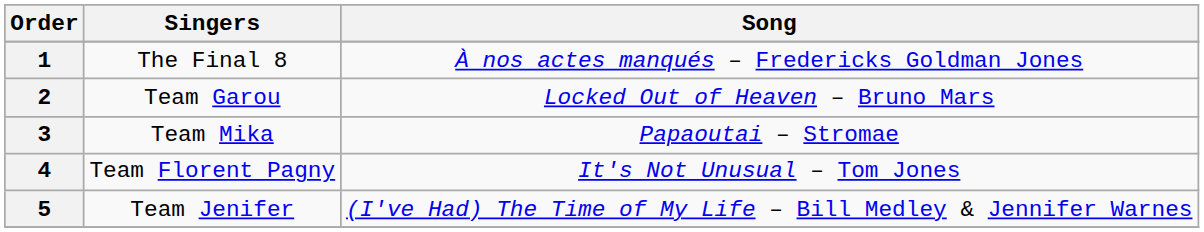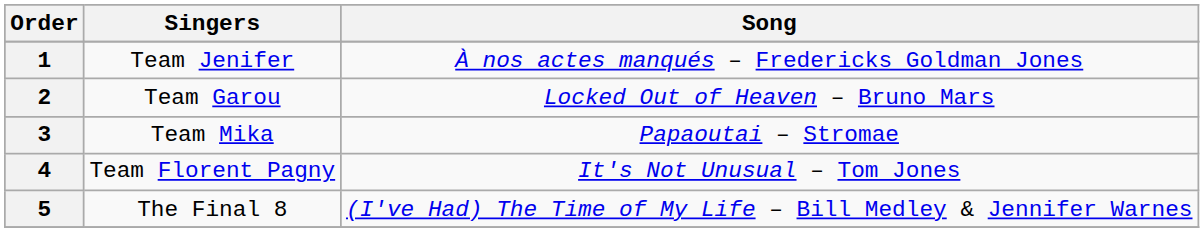(212, 60) The Final 8 -> (212, 60) Team Jenifer
(212, 209) Team Jenifer -> (212, 209) The Final 8
